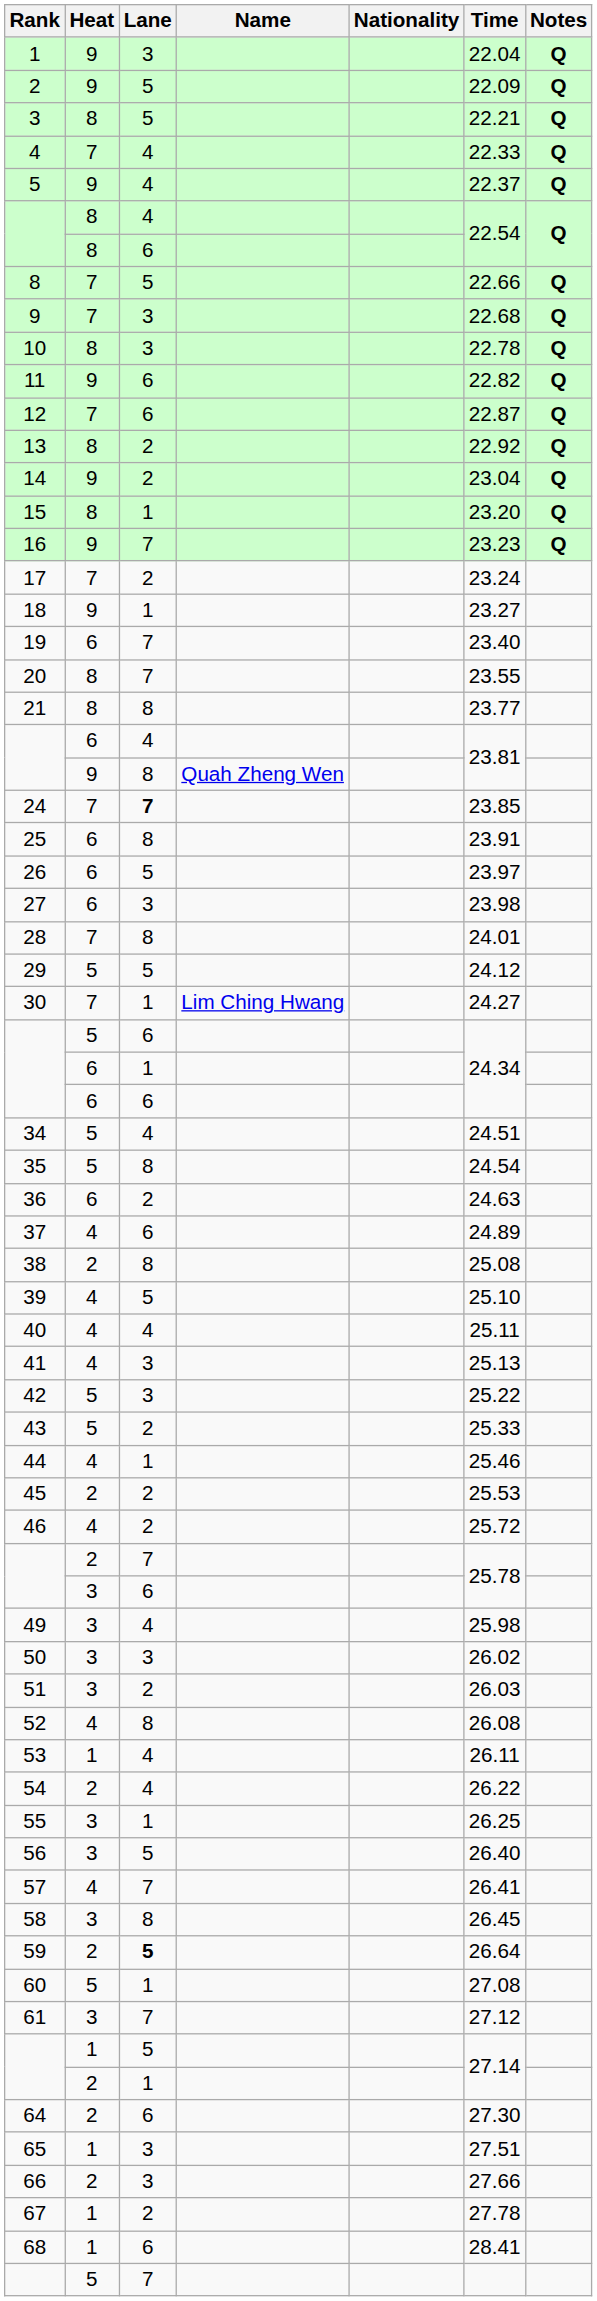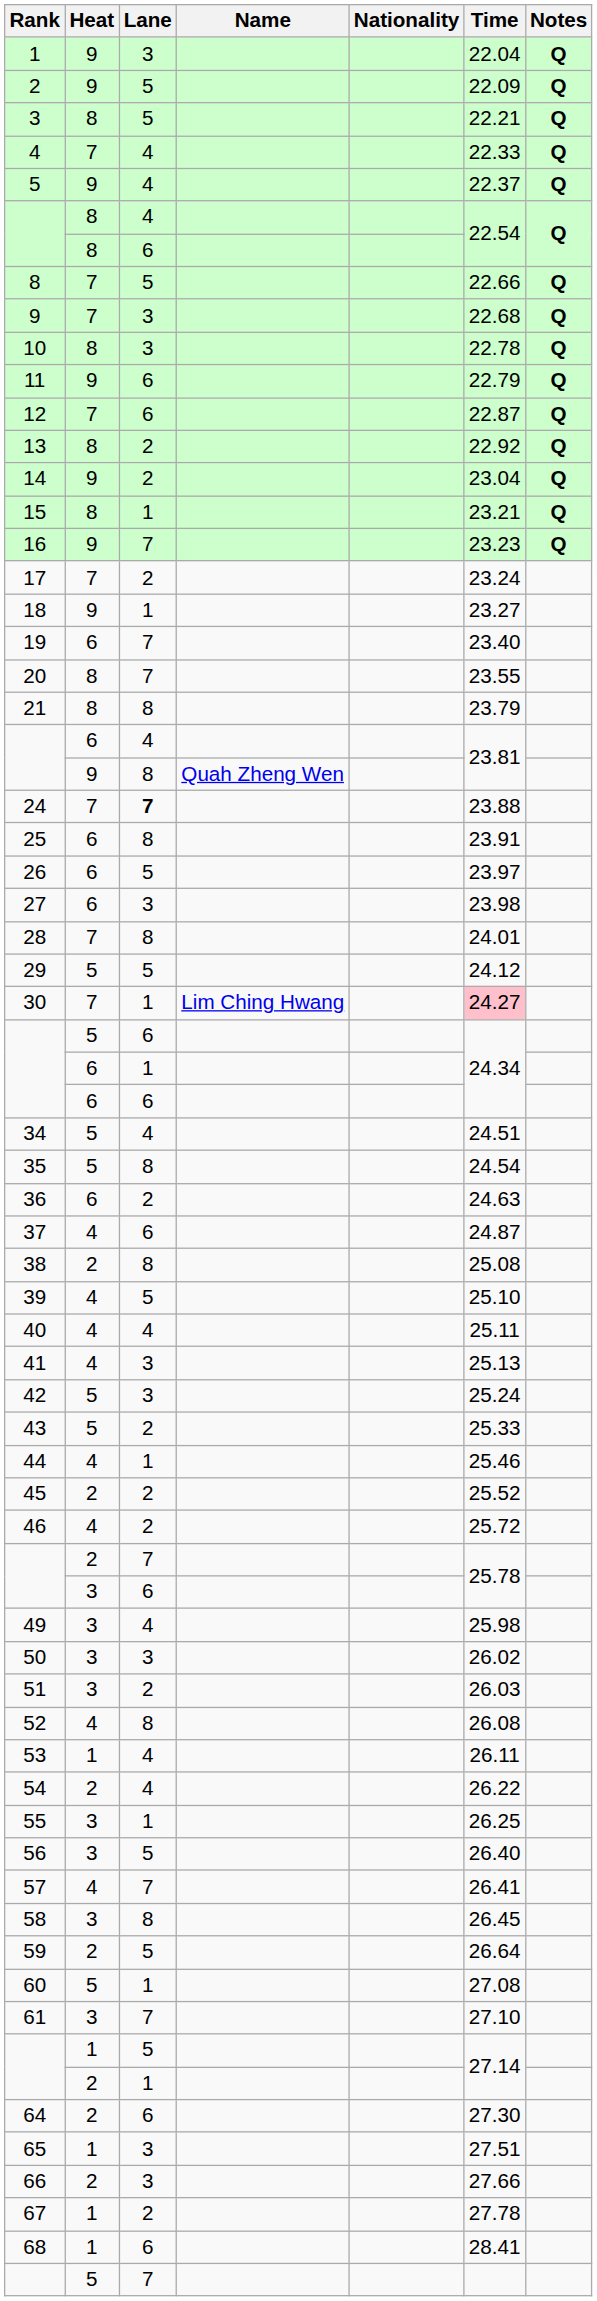(495, 380) 22.82 -> (495, 380) 22.79
(495, 511) 23.20 -> (495, 511) 23.21
(495, 708) 23.77 -> (495, 708) 23.79
(495, 806) 23.85 -> (495, 806) 23.88
(495, 1002) no background -> (495, 1002) pink background
(495, 1232) 24.89 -> (495, 1232) 24.87
(495, 1395) 25.22 -> (495, 1395) 25.24
(495, 1493) 25.53 -> (495, 1493) 25.52
(148, 1952) bold -> (148, 1952) normal
(495, 2017) 27.12 -> (495, 2017) 27.10
